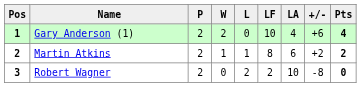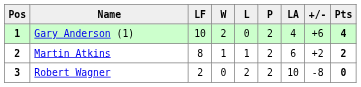columns swapped: (200, 14) <-> (270, 14)
